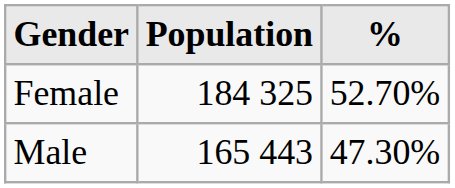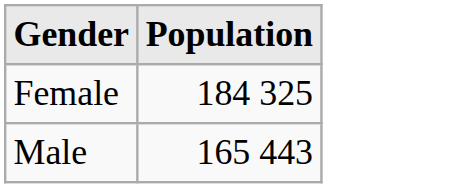- column: (385, 34)
